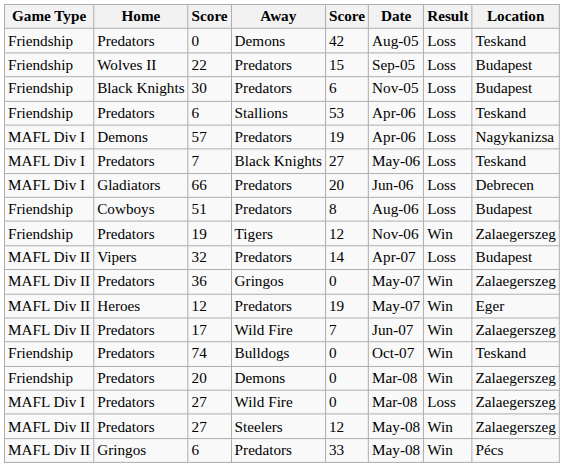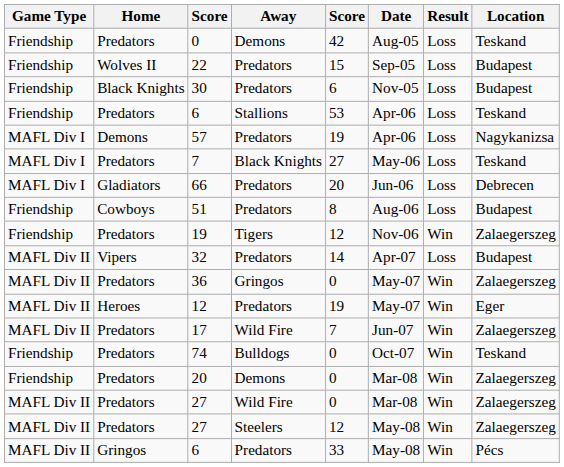(47, 402) MAFL Div I -> (49, 402) MAFL Div II
(442, 402) Loss -> (440, 402) Win
